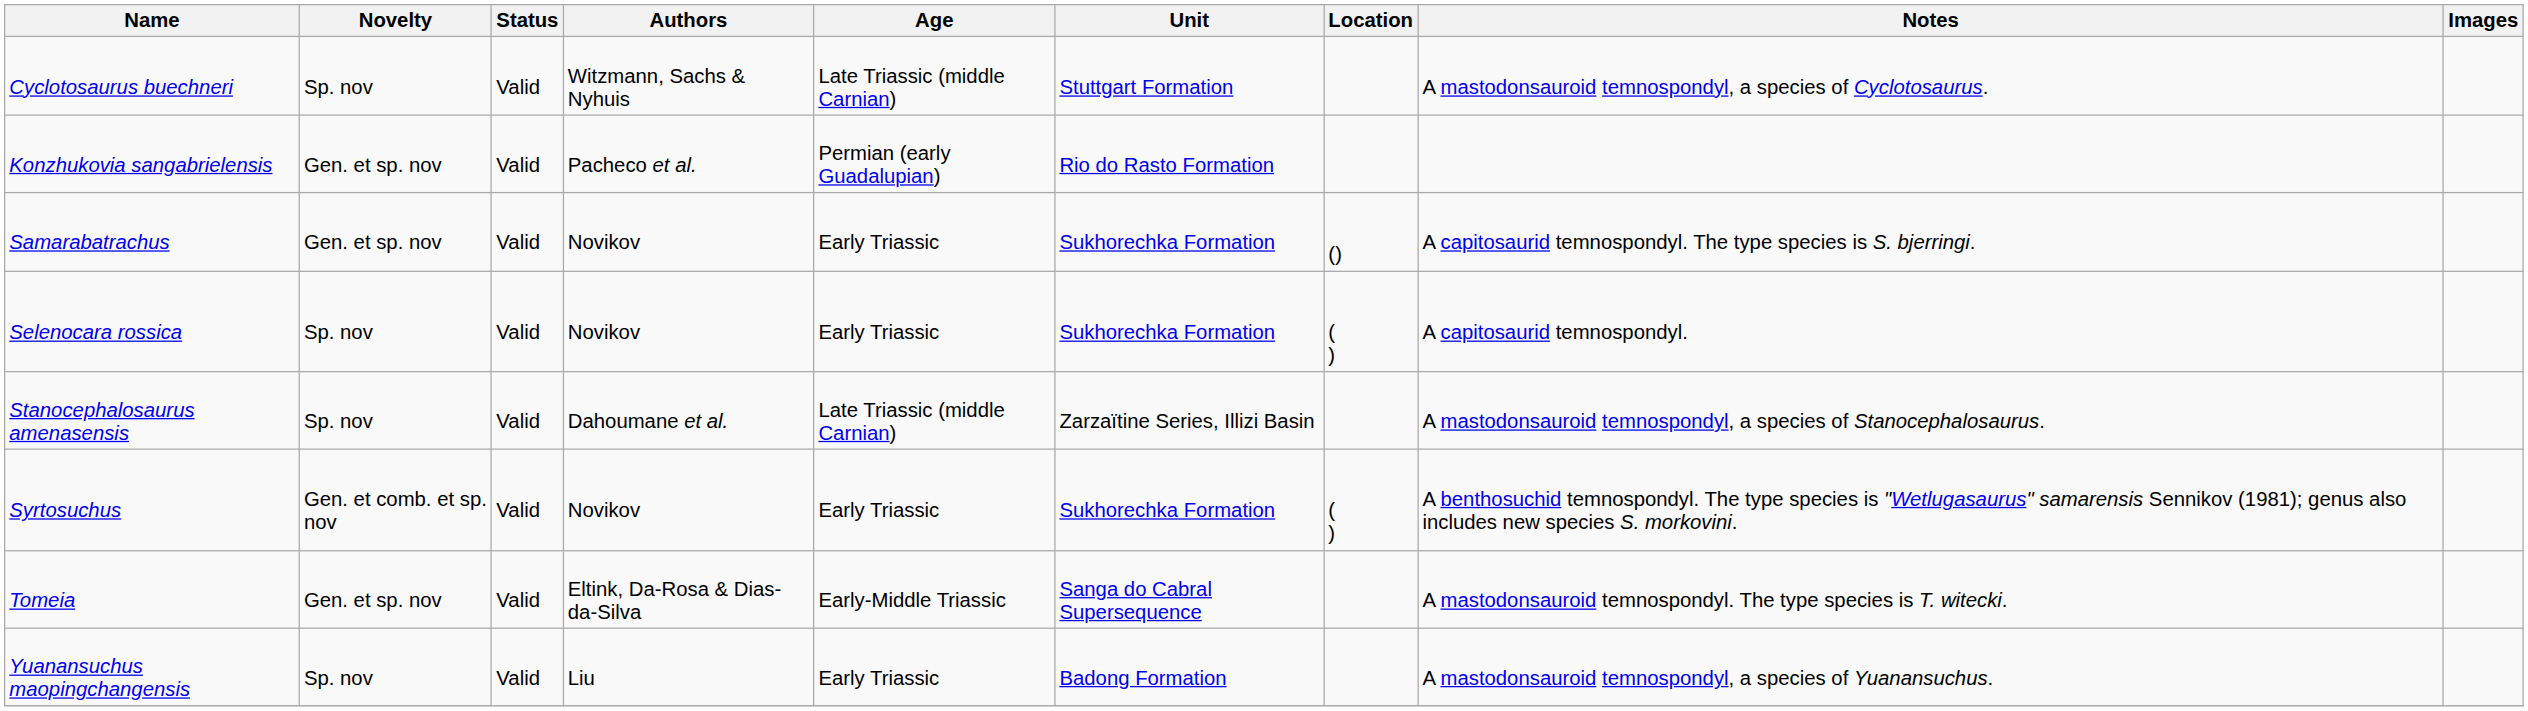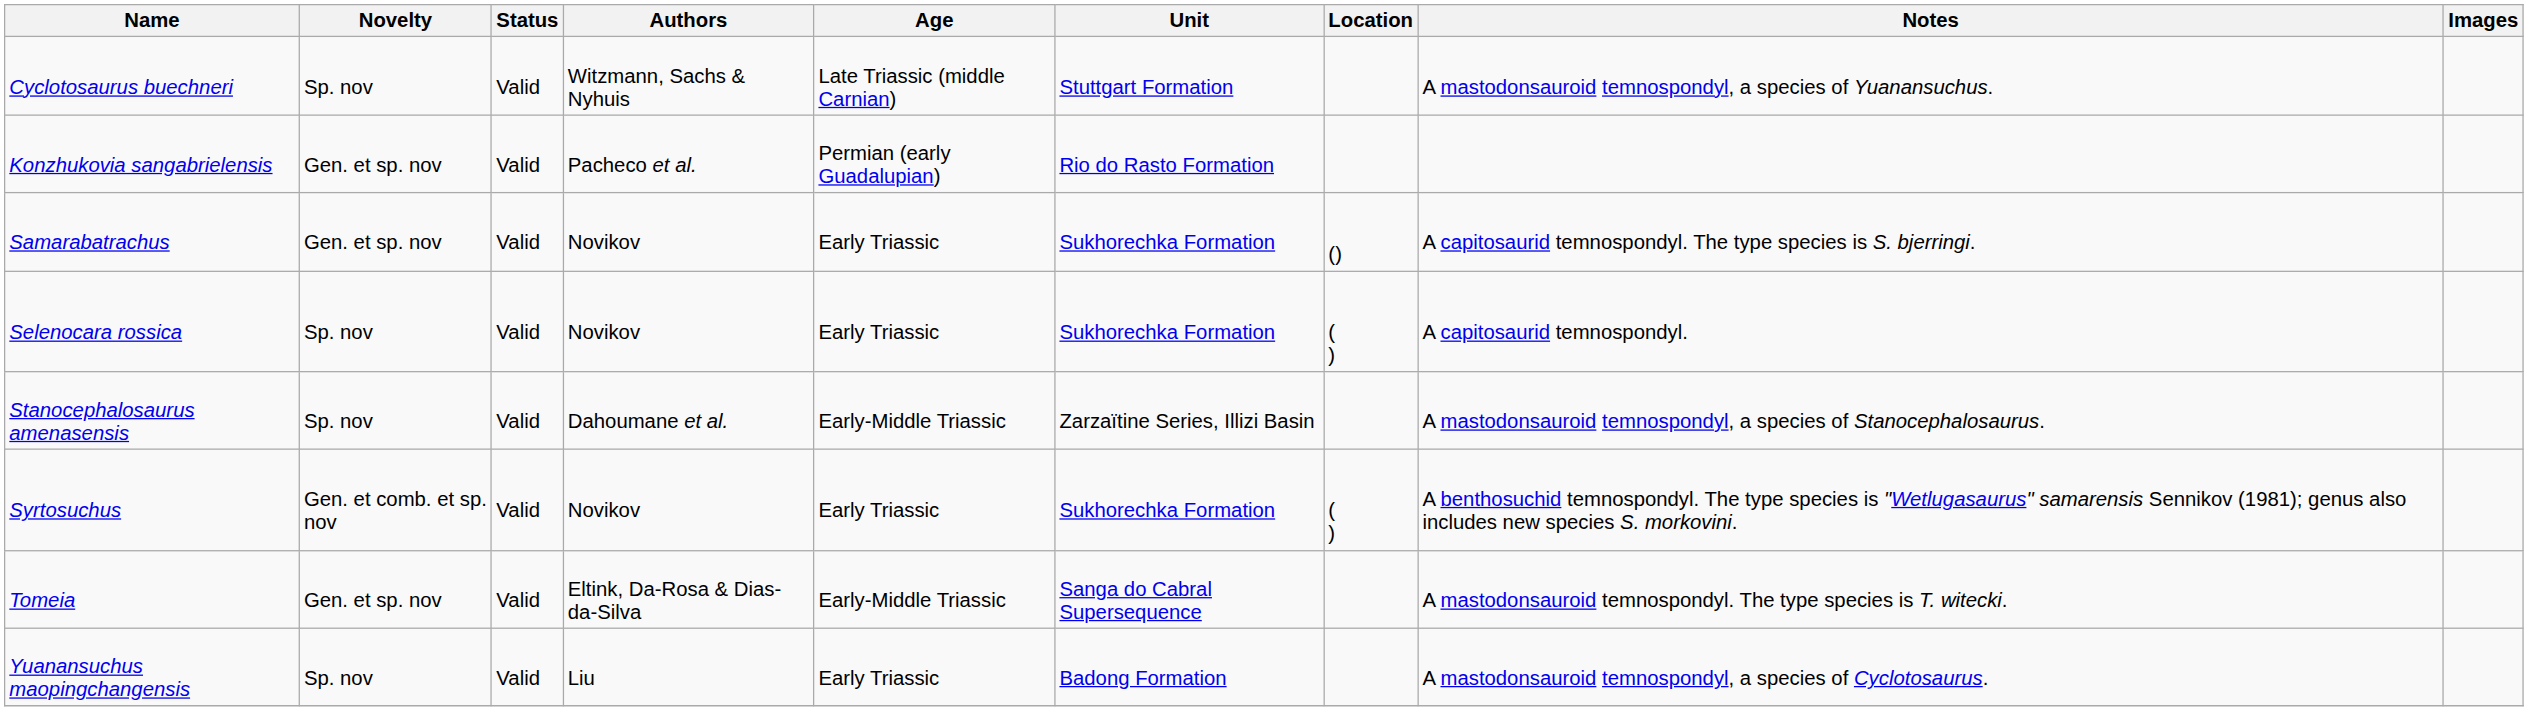(1705, 87) A mastodonsauroid temnospondyl, a species of Cyclotosaurus. -> (1708, 87) A mastodonsauroid temnospondyl, a species of Yuanansuchus.
(912, 421) Late Triassic (middle Carnian) -> (912, 421) Early-Middle Triassic
(1708, 678) A mastodonsauroid temnospondyl, a species of Yuanansuchus. -> (1705, 678) A mastodonsauroid temnospondyl, a species of Cyclotosaurus.
